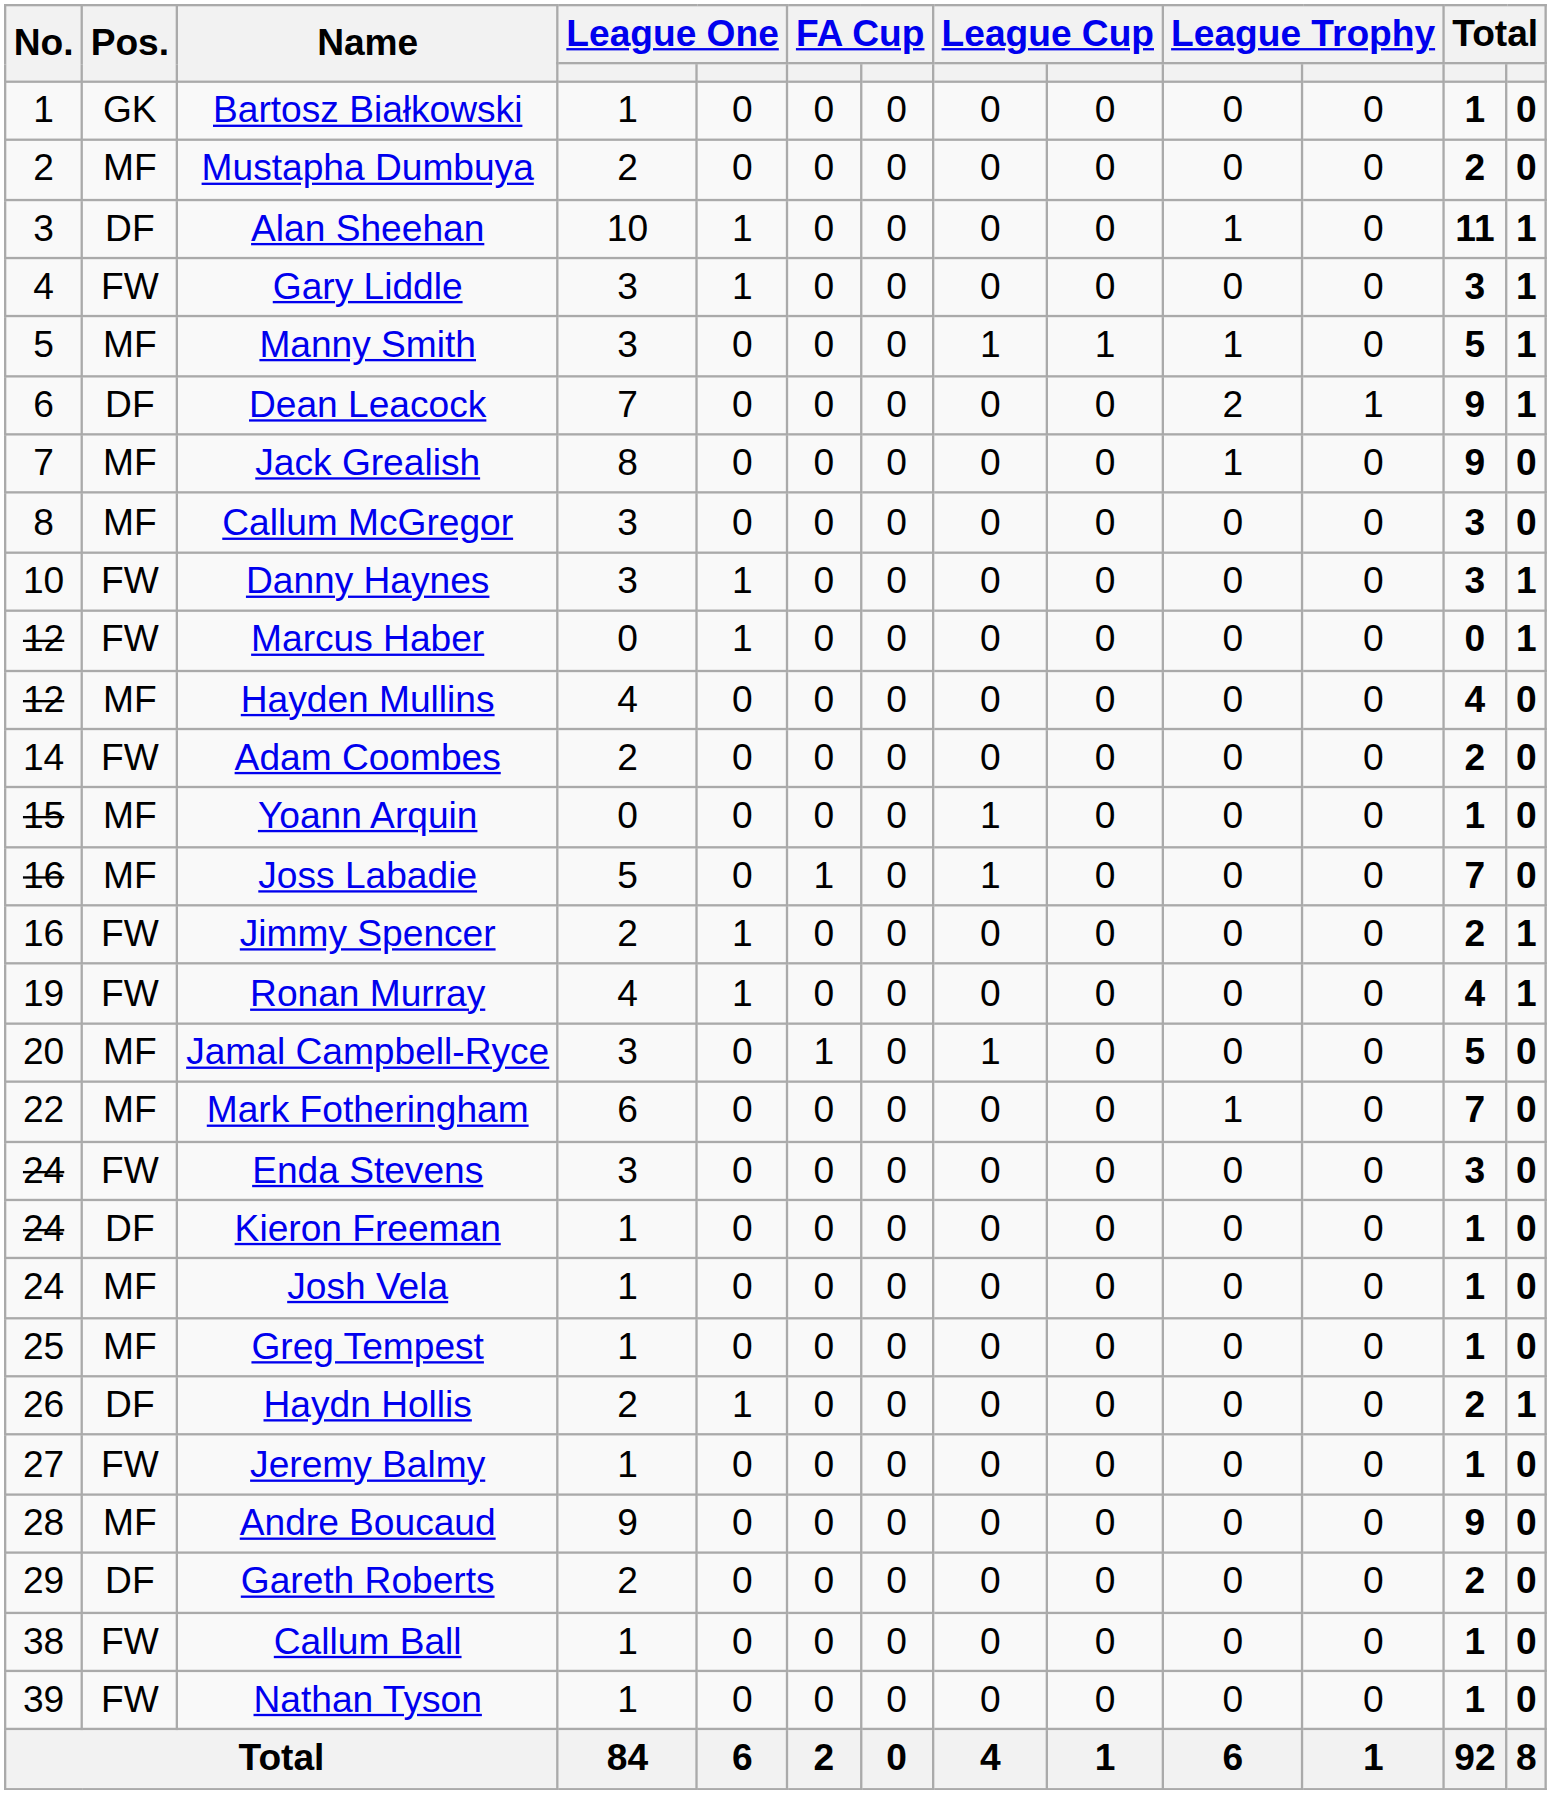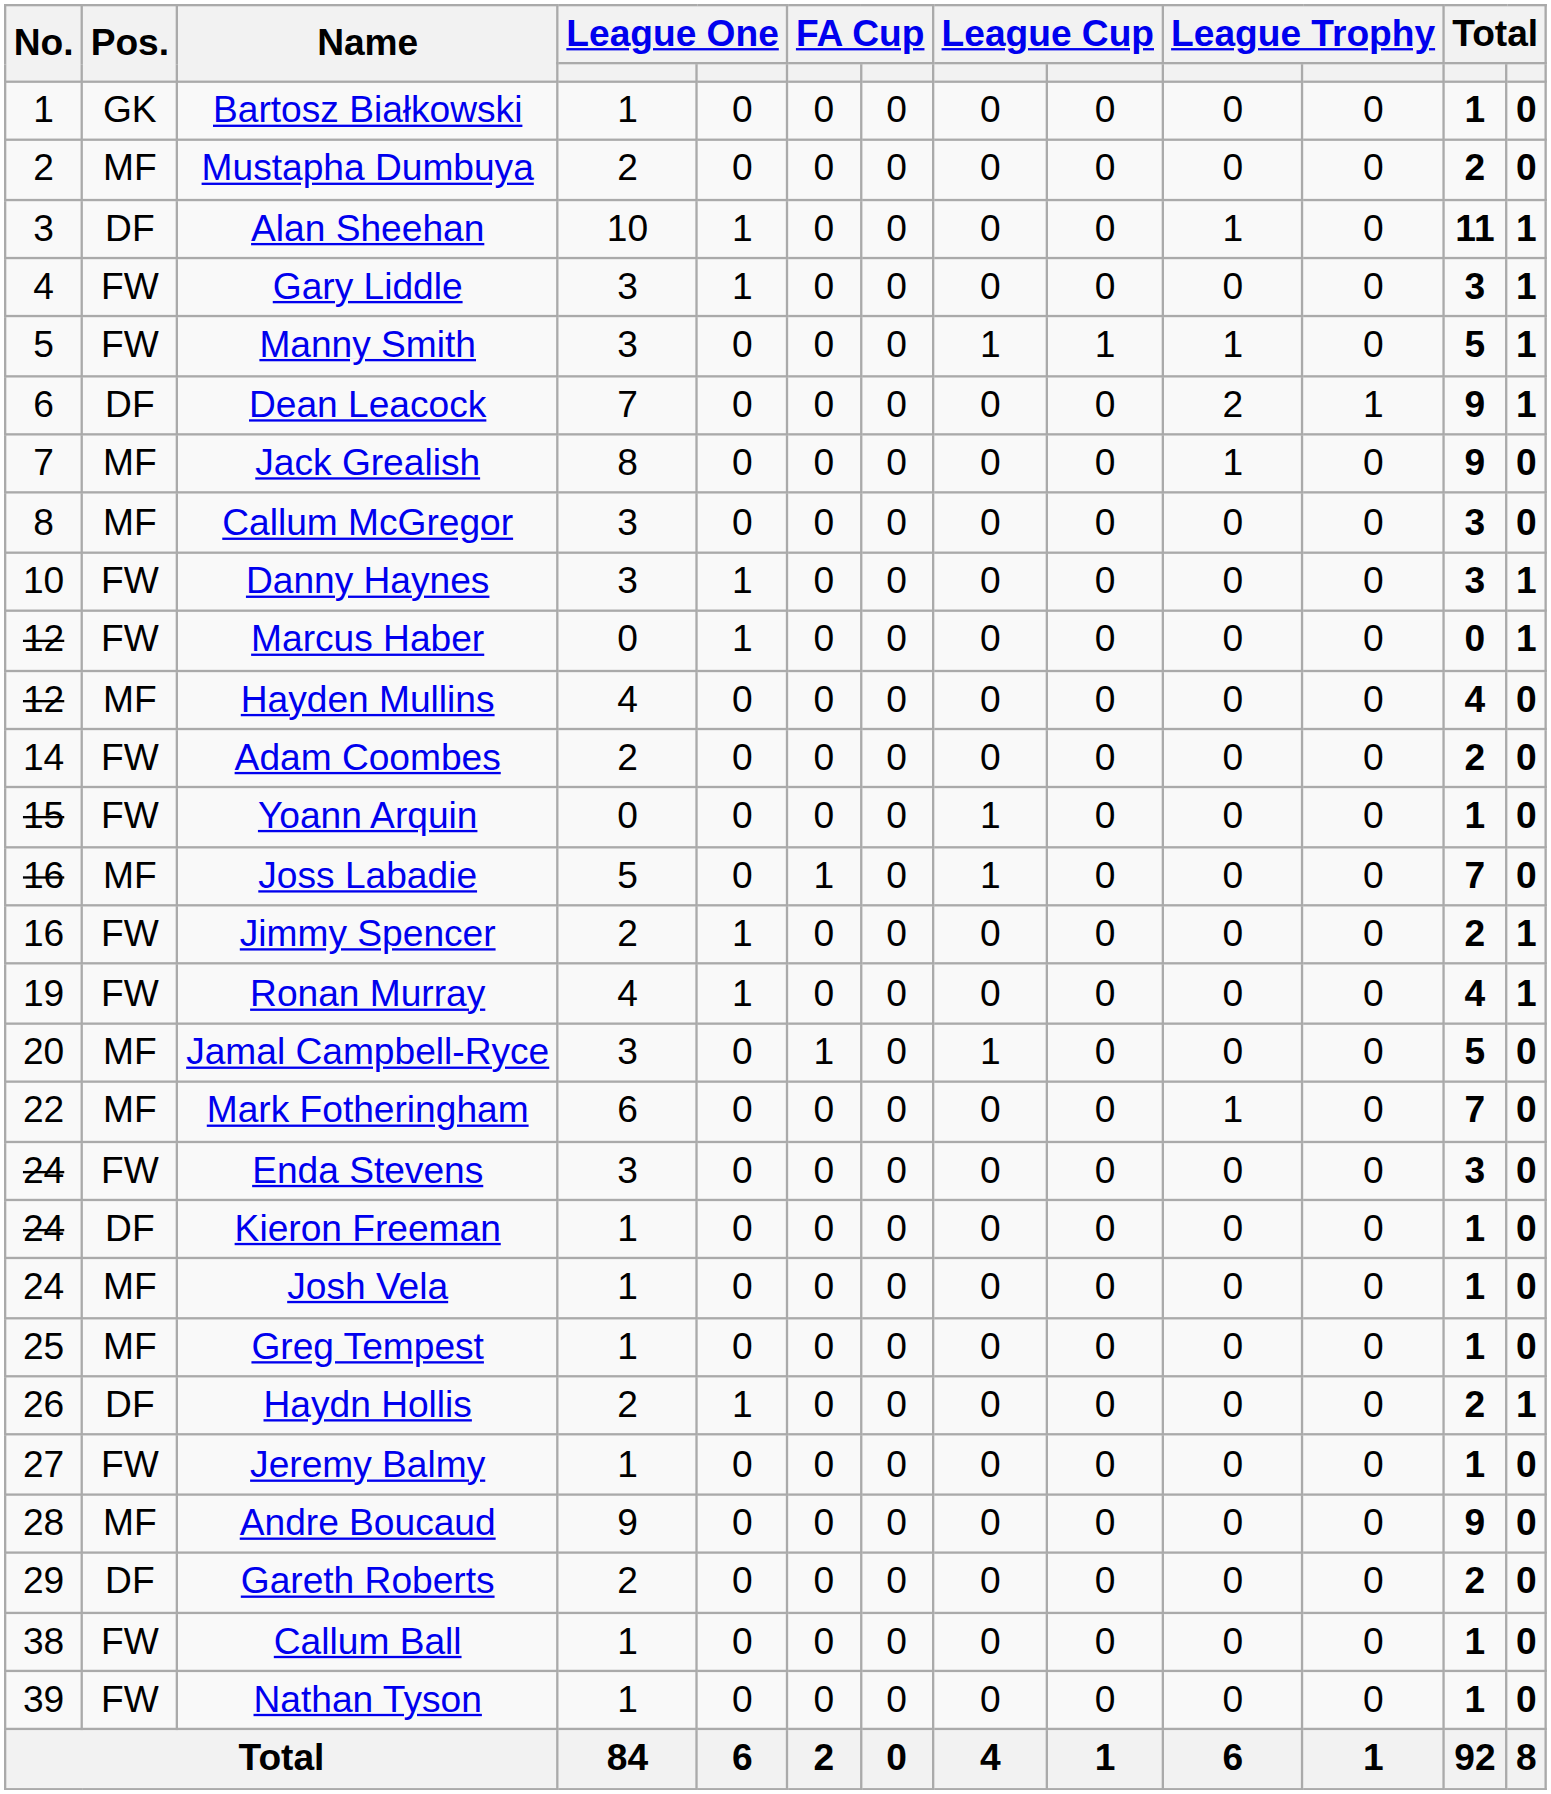(130, 345) MF -> (130, 345) FW
(130, 816) MF -> (130, 816) FW
